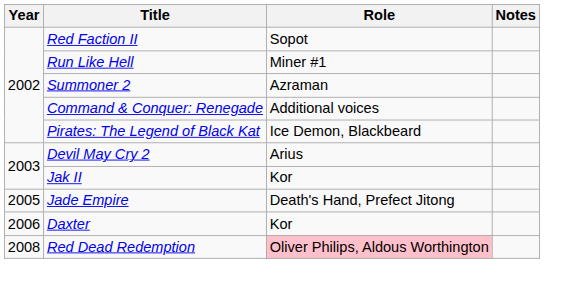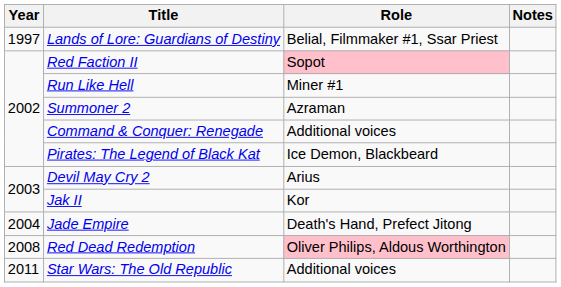+ row: (163, 39)
(289, 39) no background -> (306, 62) pink background
(24, 200) 2005 -> (24, 223) 2004
- row: (68, 223)
+ row: (139, 270)
